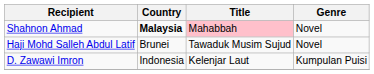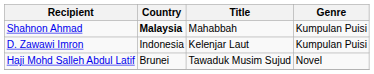(213, 28) pink background -> (213, 28) no background
(309, 28) Novel -> (331, 28) Kumpulan Puisi
rows swapped: (45, 61) <-> (71, 45)
